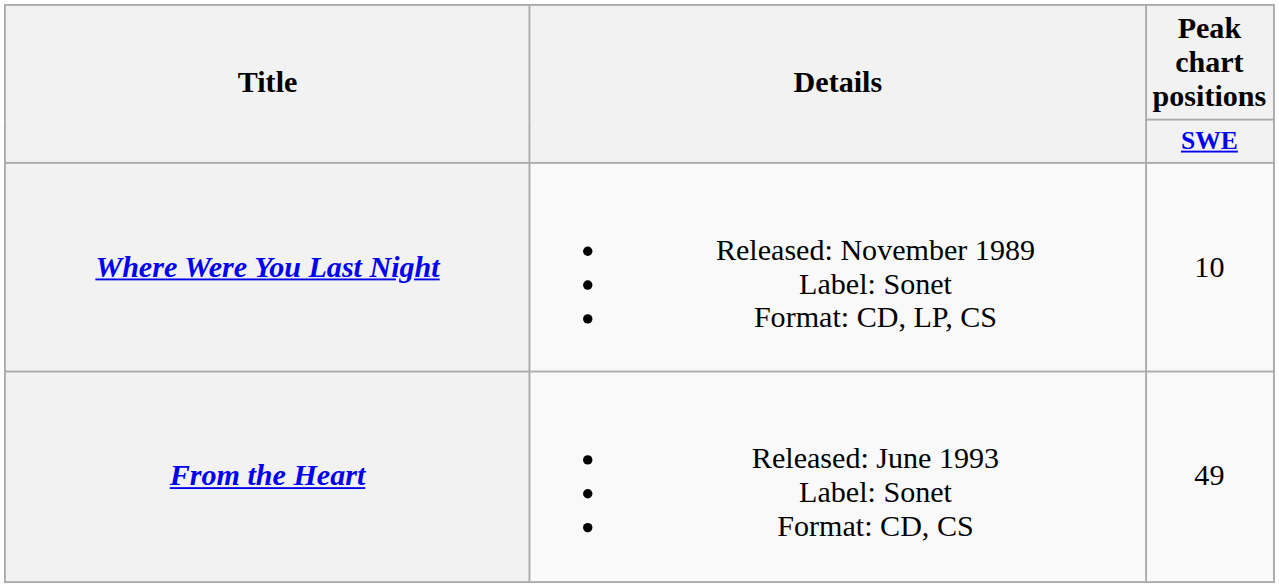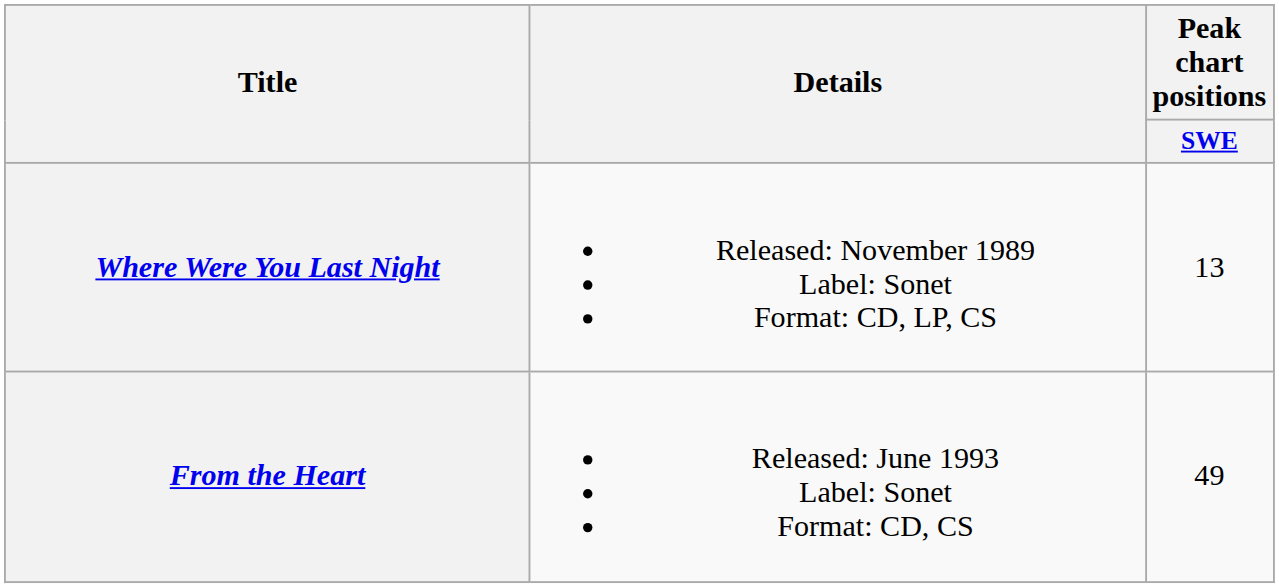(1209, 266) 10 -> (1209, 266) 13
